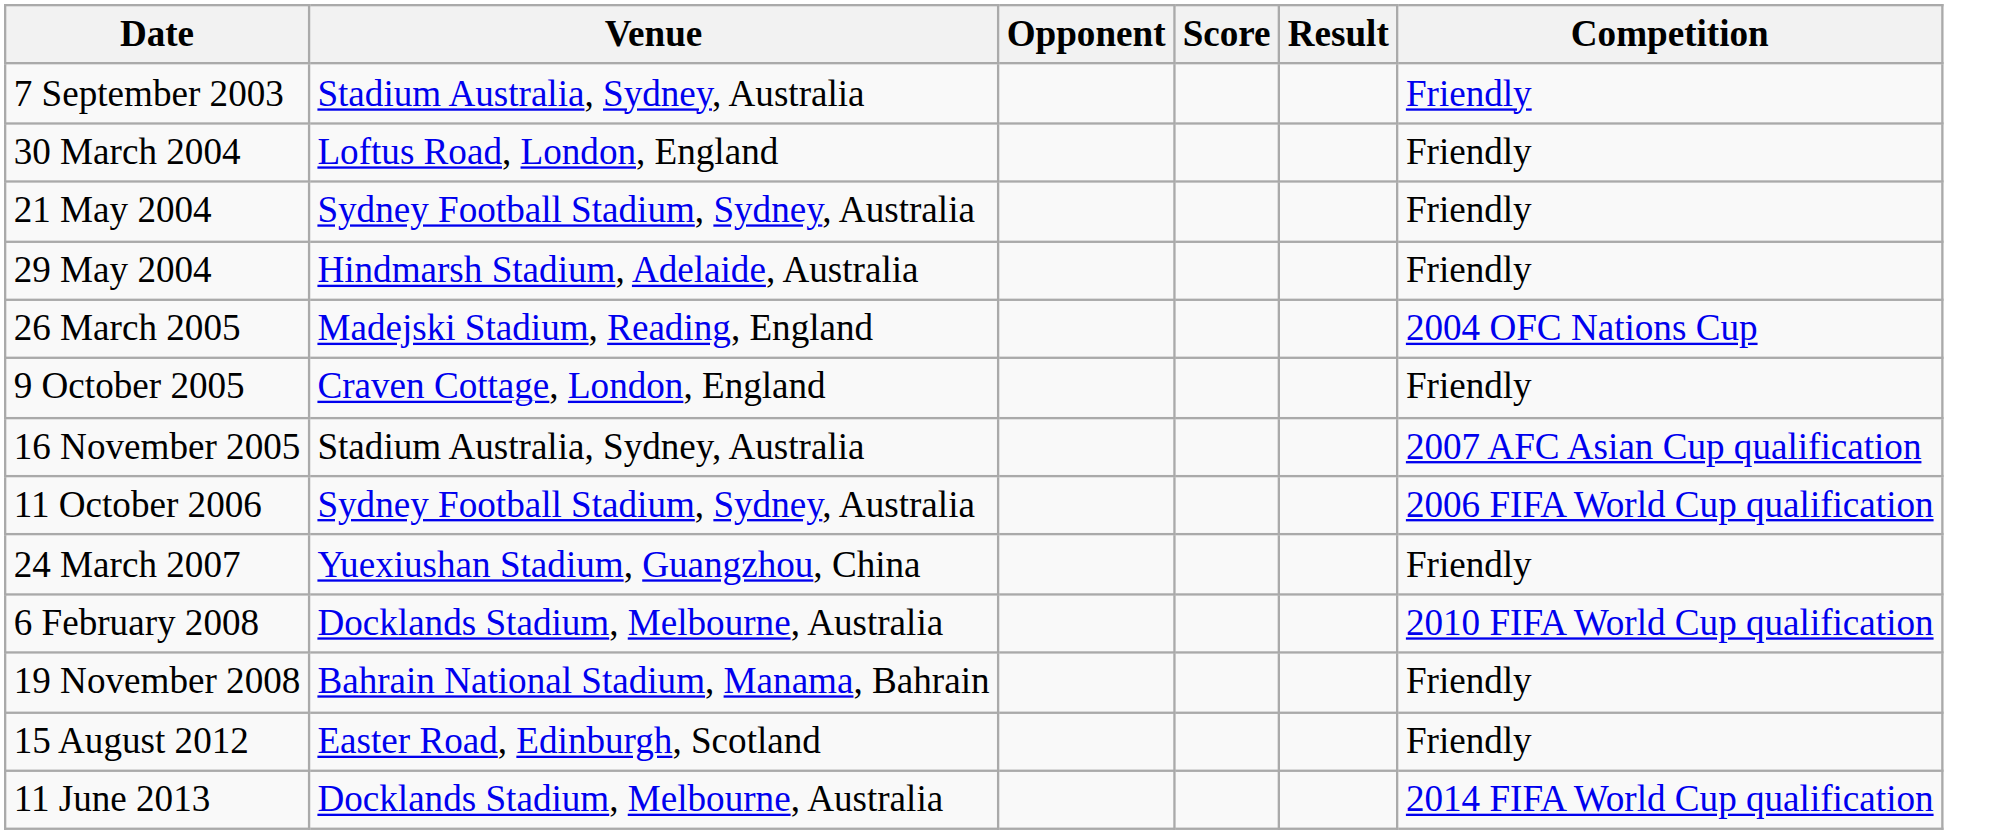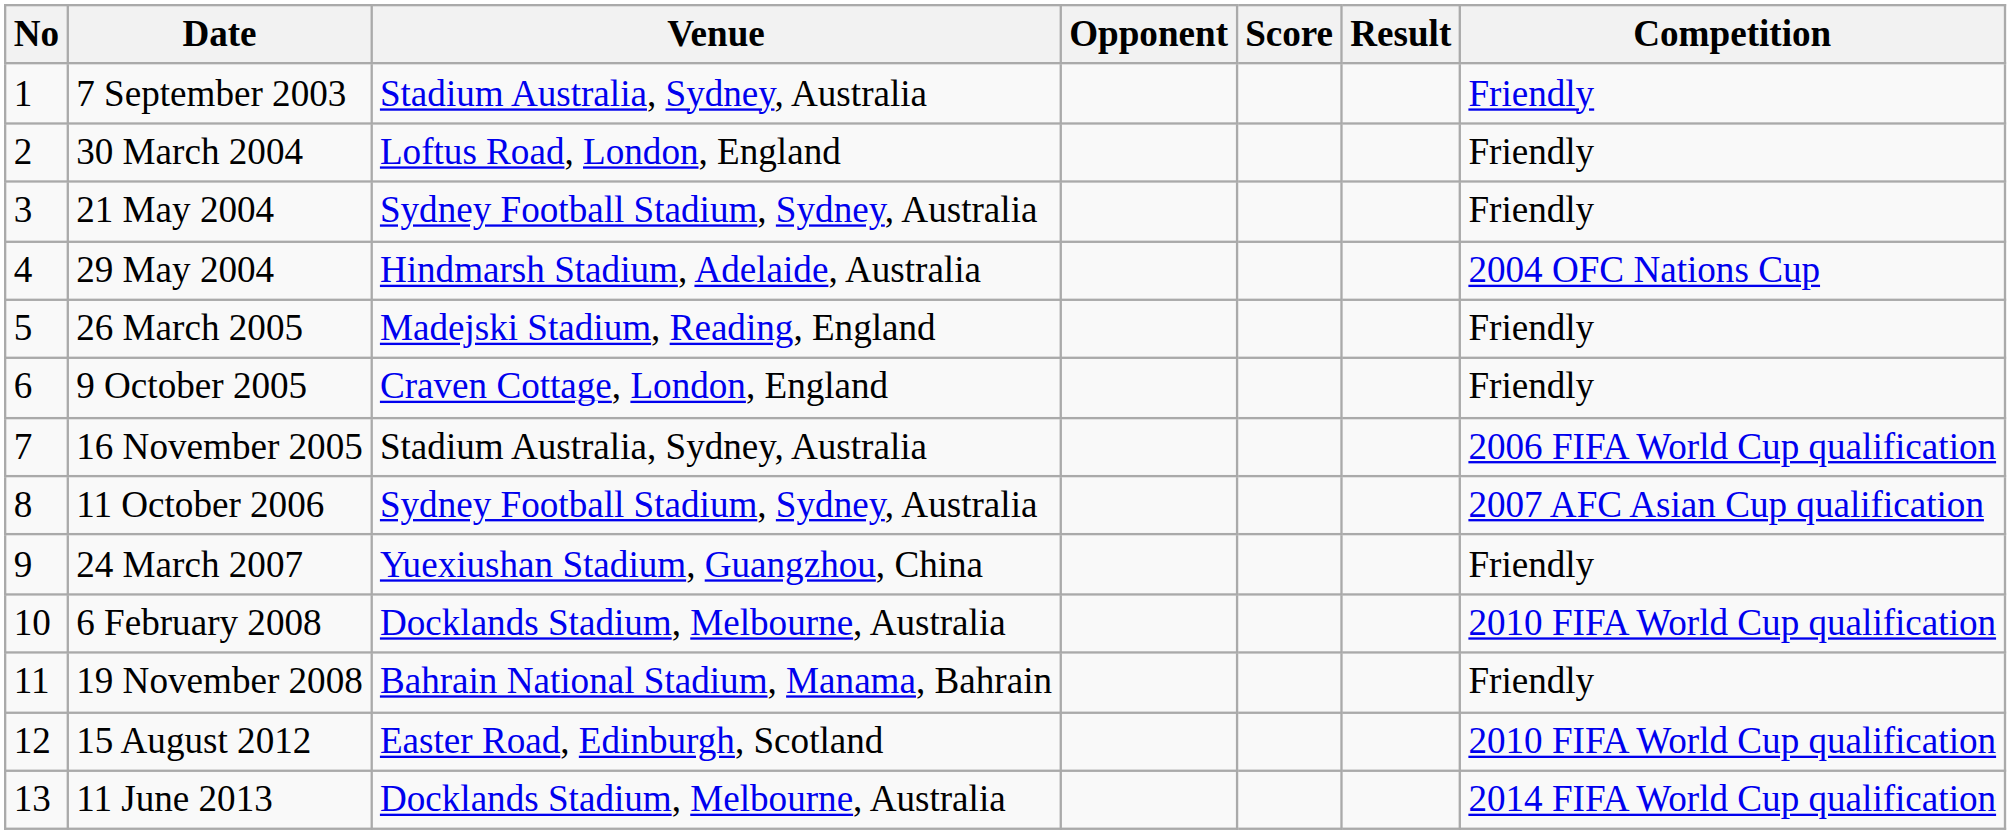+ column: (36, 33)
(1469, 269) Friendly -> (1644, 269) 2004 OFC Nations Cup
(1582, 328) 2004 OFC Nations Cup -> (1531, 328) Friendly
(1664, 446) 2007 AFC Asian Cup qualification -> (1732, 446) 2006 FIFA World Cup qualification
(1670, 504) 2006 FIFA World Cup qualification -> (1726, 504) 2007 AFC Asian Cup qualification
(1469, 740) Friendly -> (1732, 740) 2010 FIFA World Cup qualification
